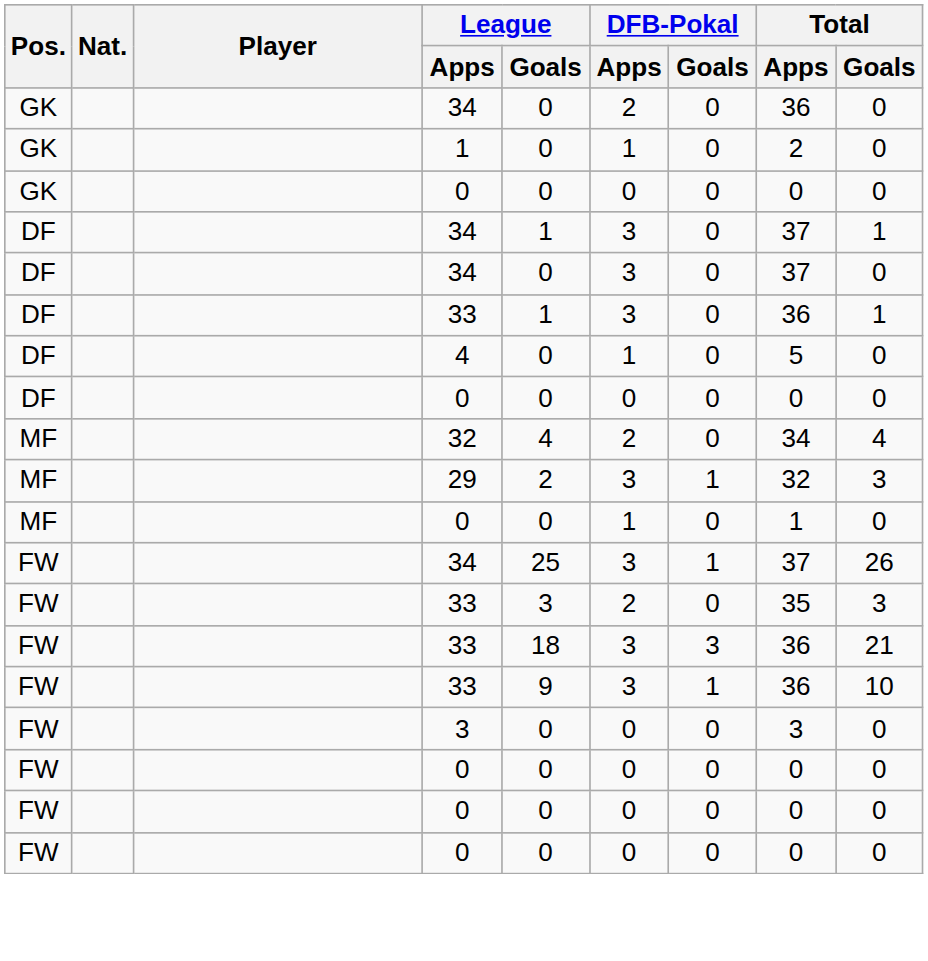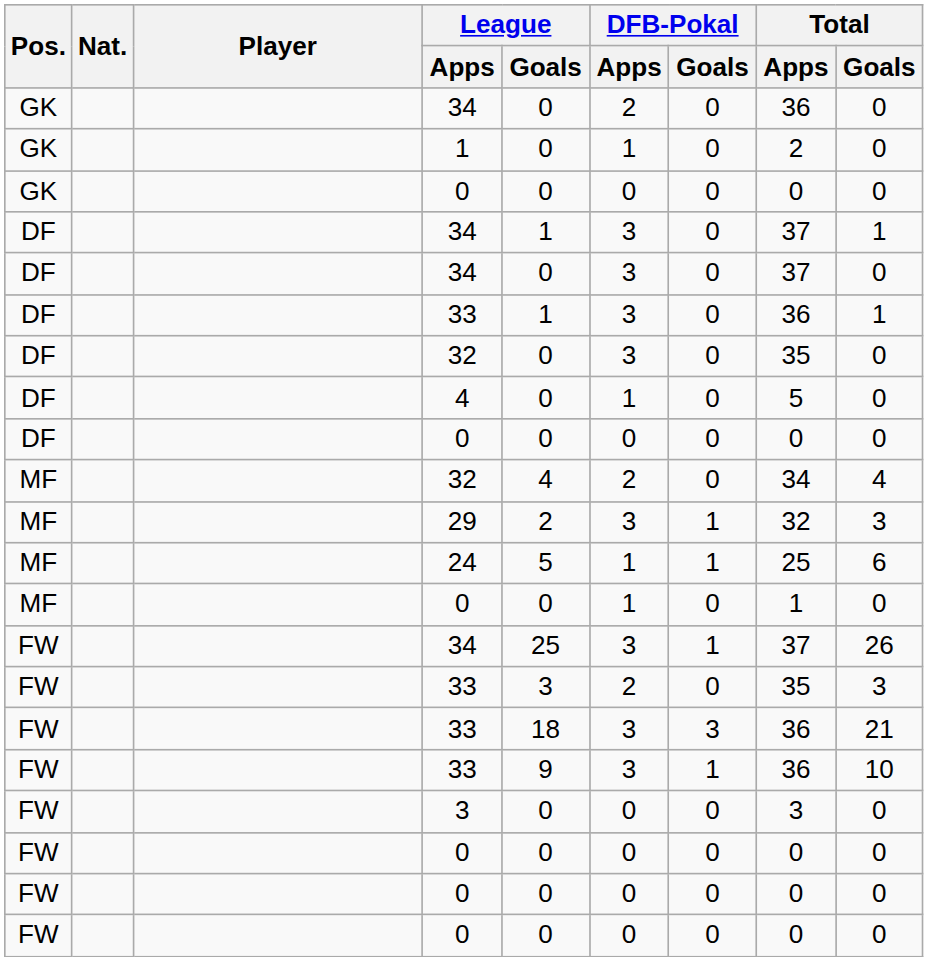+ row: (38, 356)
+ row: (38, 562)
